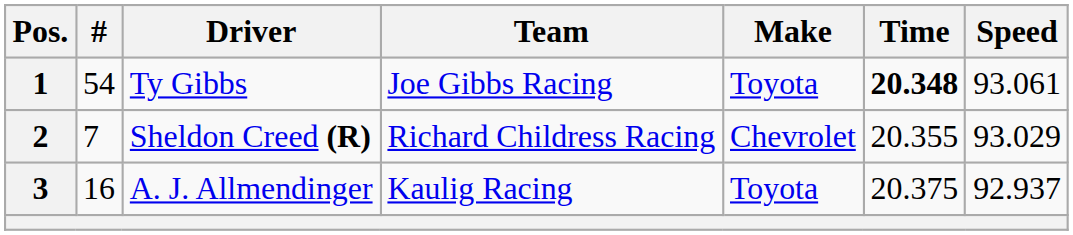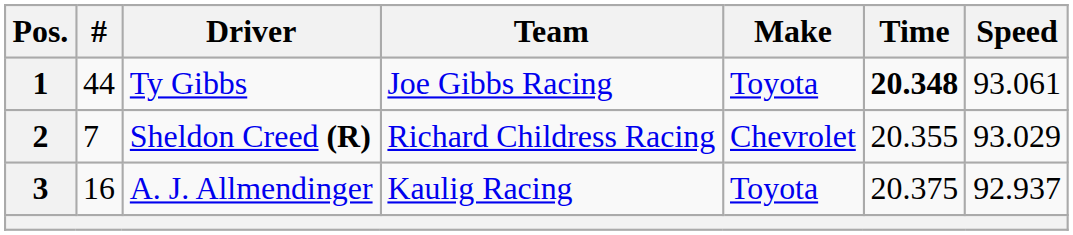(99, 83) 54 -> (99, 83) 44
